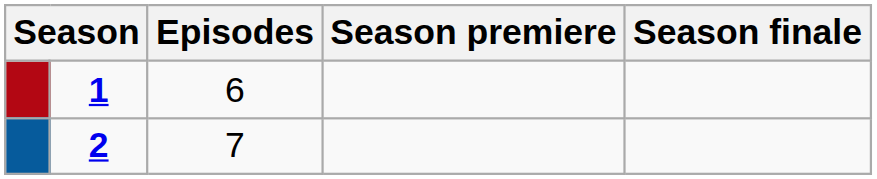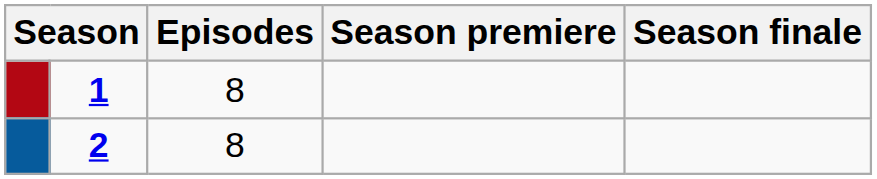(235, 88) 6 -> (235, 88) 8
(235, 145) 7 -> (235, 145) 8
